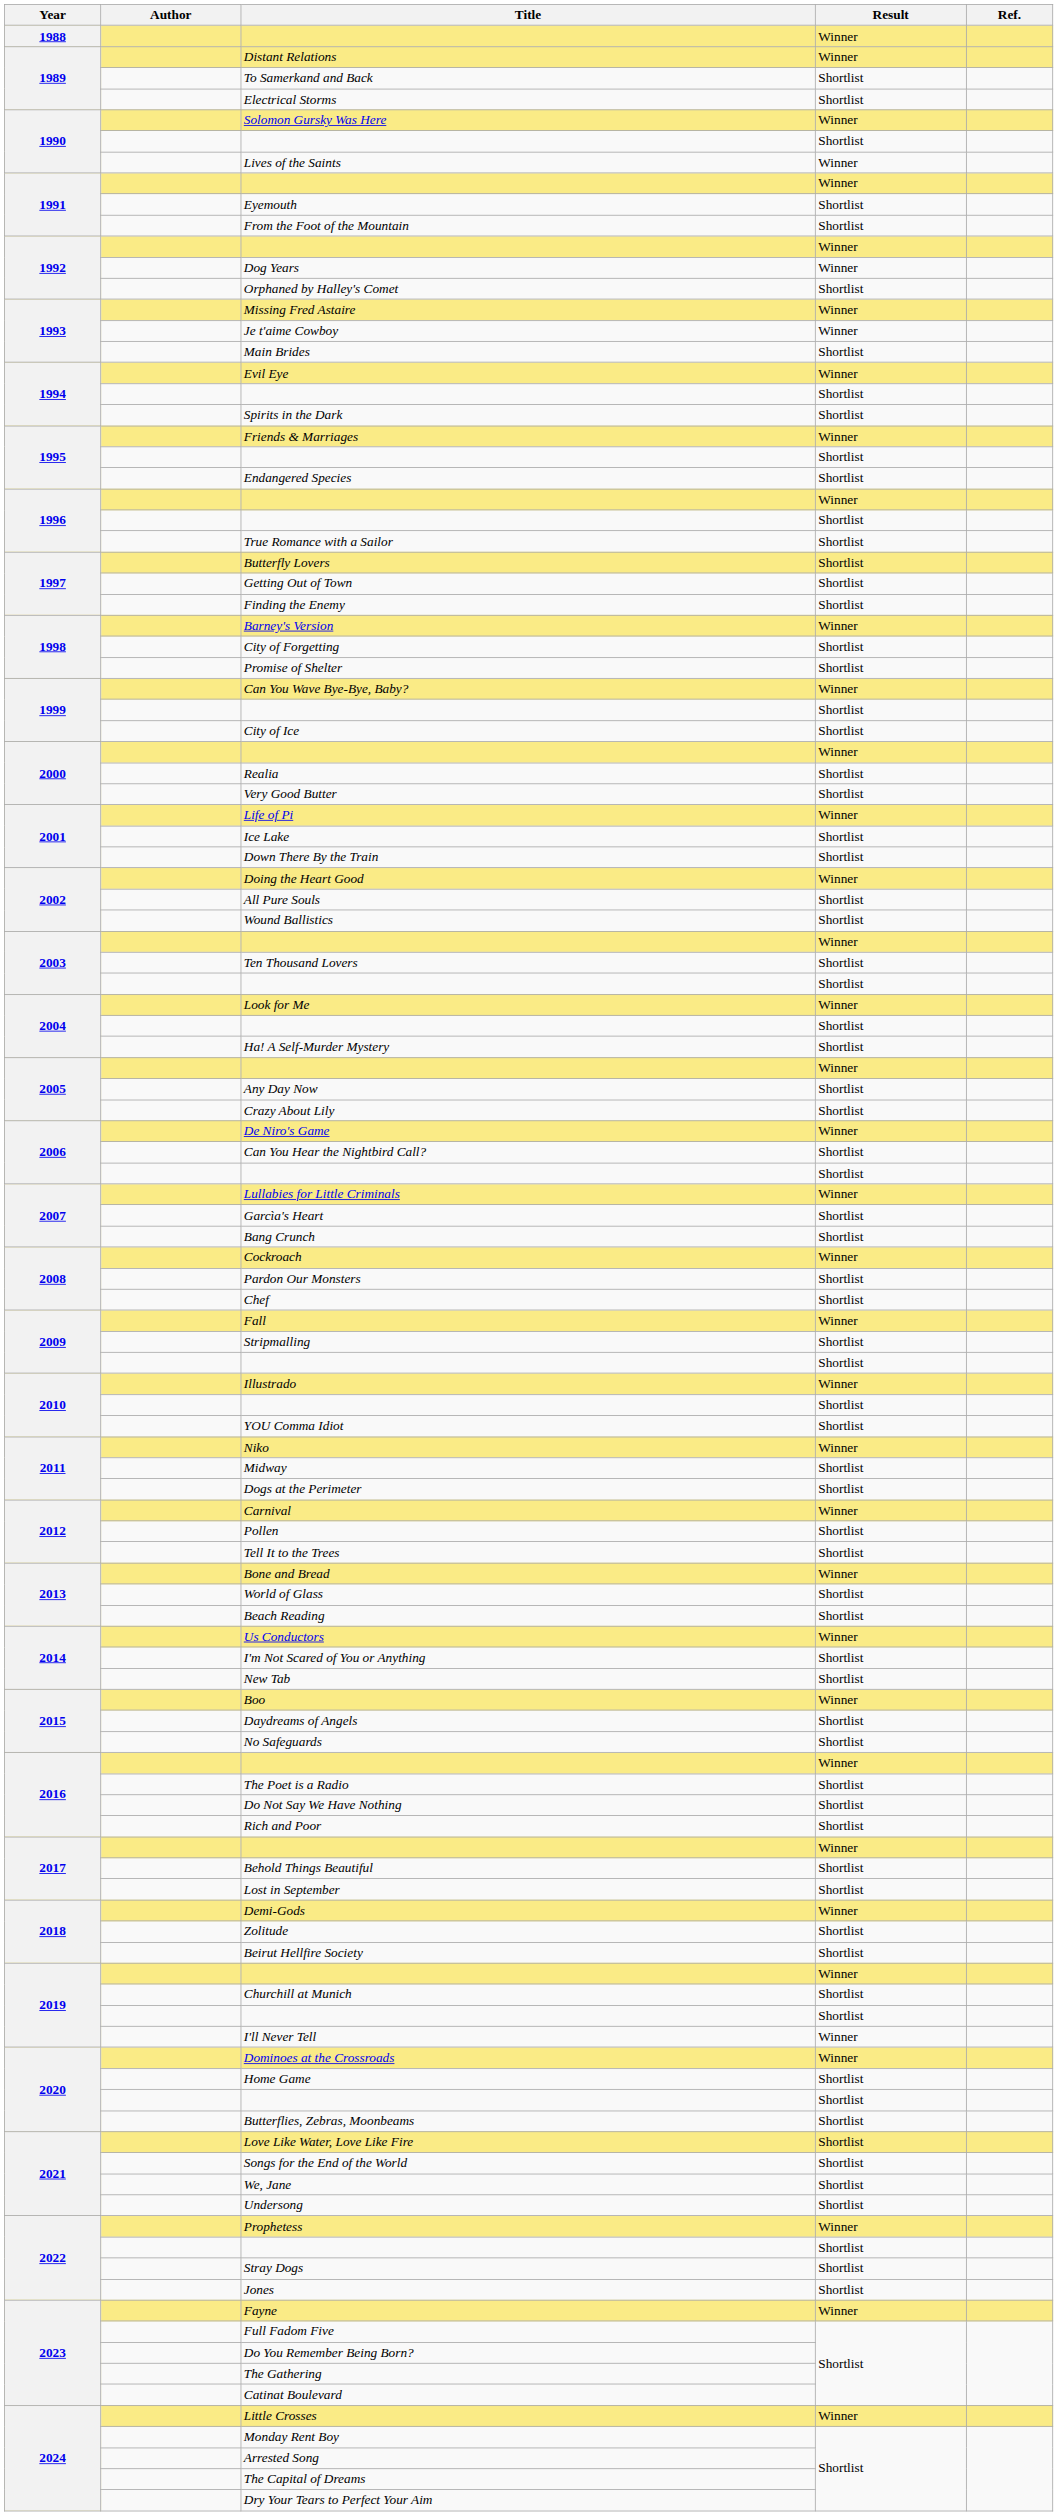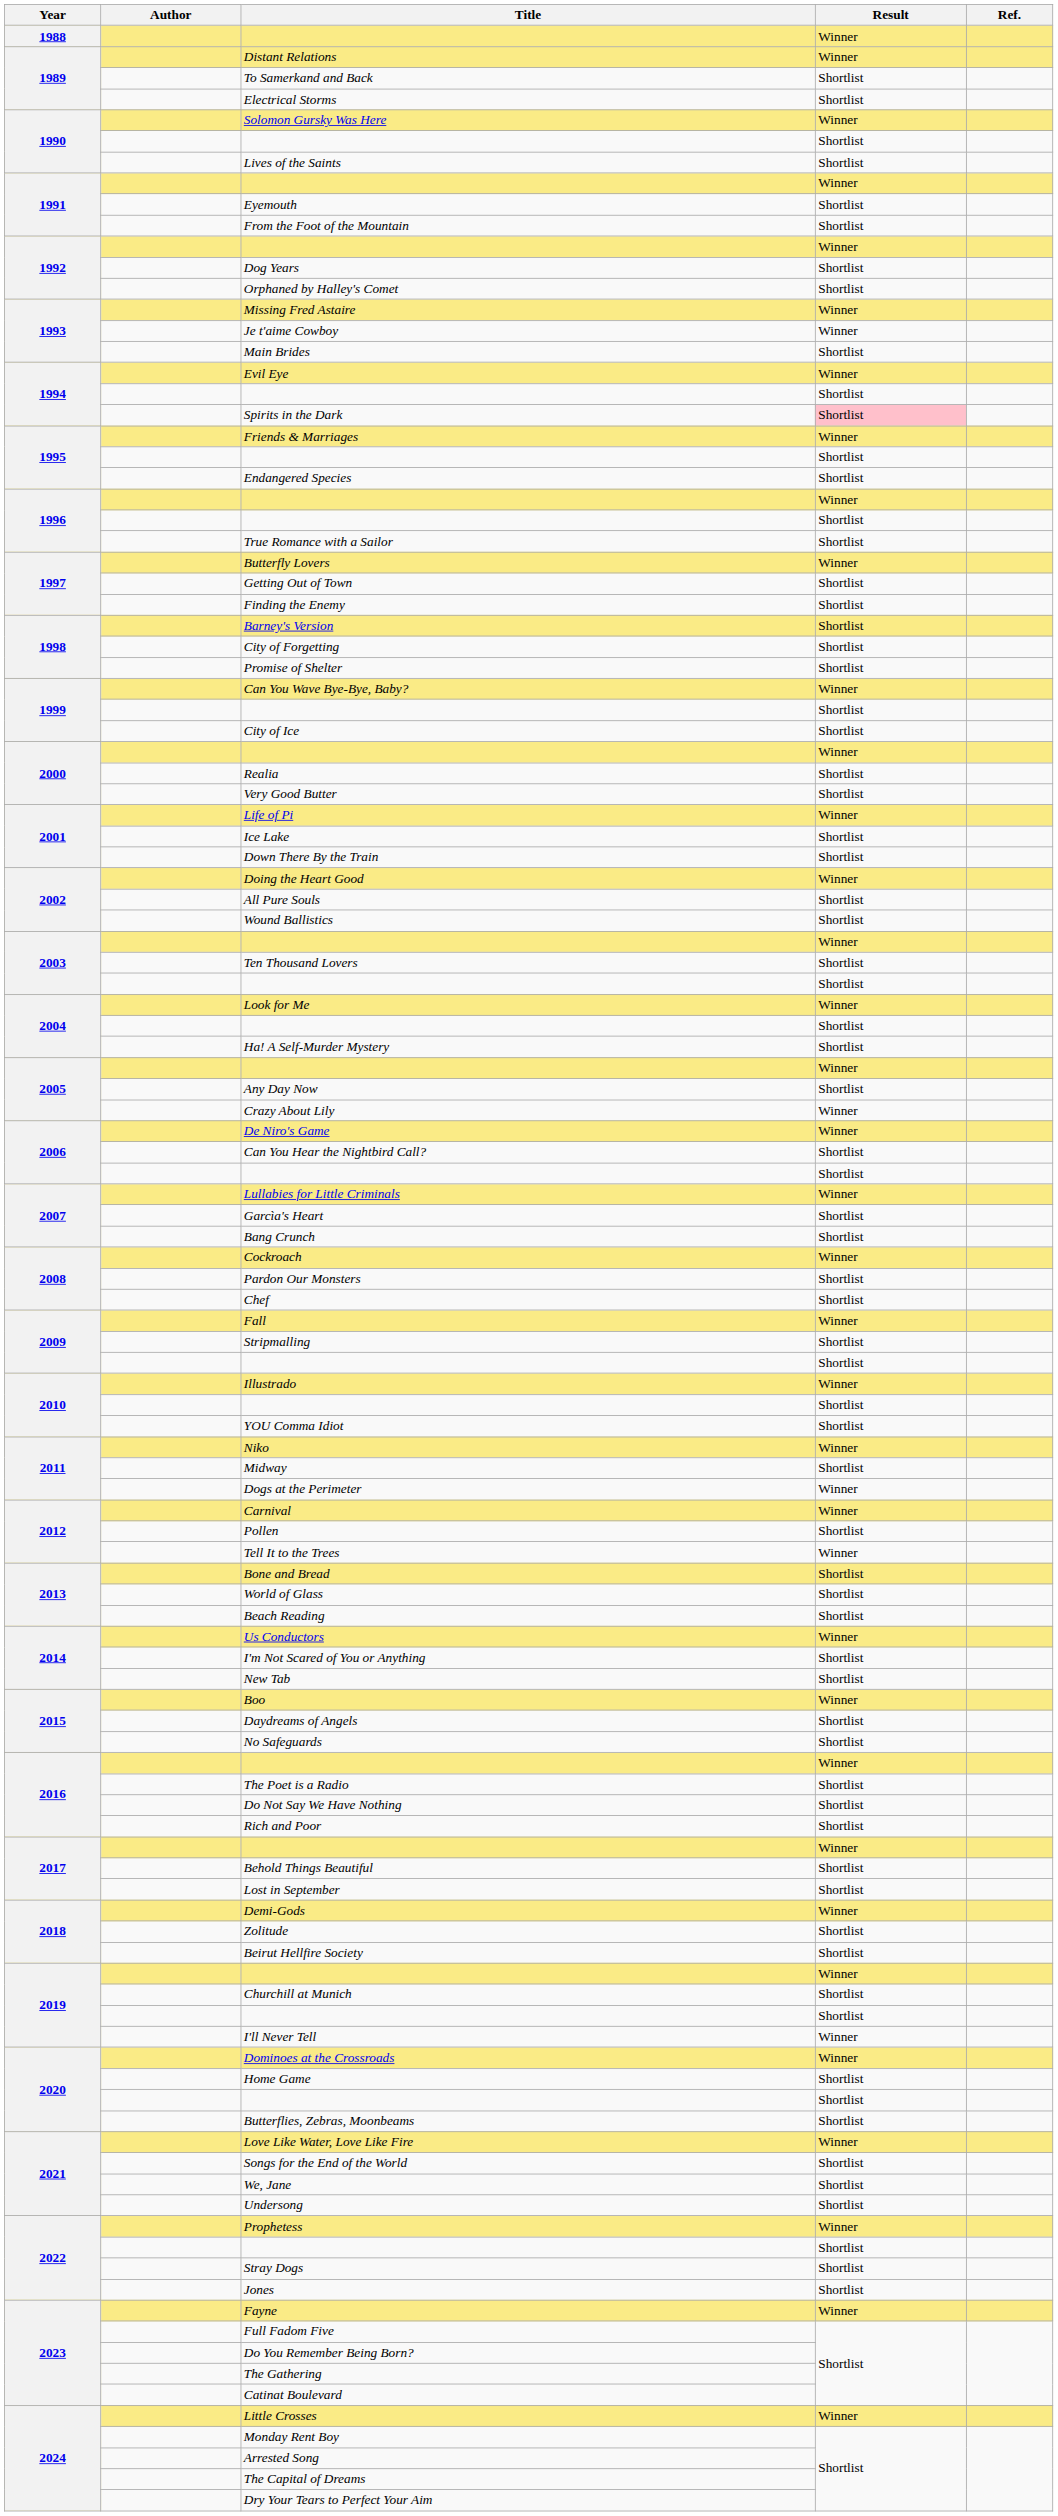(838, 162) Winner -> (841, 162) Shortlist
(838, 267) Winner -> (841, 267) Shortlist
(841, 415) no background -> (841, 415) pink background
(841, 562) Shortlist -> (838, 562) Winner
(838, 625) Winner -> (841, 625) Shortlist
(841, 1110) Shortlist -> (838, 1110) Winner
(841, 1489) Shortlist -> (838, 1489) Winner
(841, 1552) Shortlist -> (838, 1552) Winner
(838, 1573) Winner -> (841, 1573) Shortlist
(841, 2142) Shortlist -> (838, 2142) Winner
